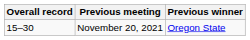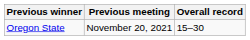columns swapped: (40, 12) <-> (205, 12)
